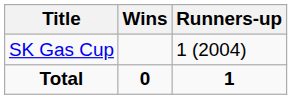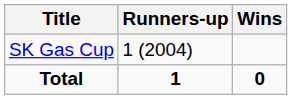columns swapped: (145, 19) <-> (229, 19)
